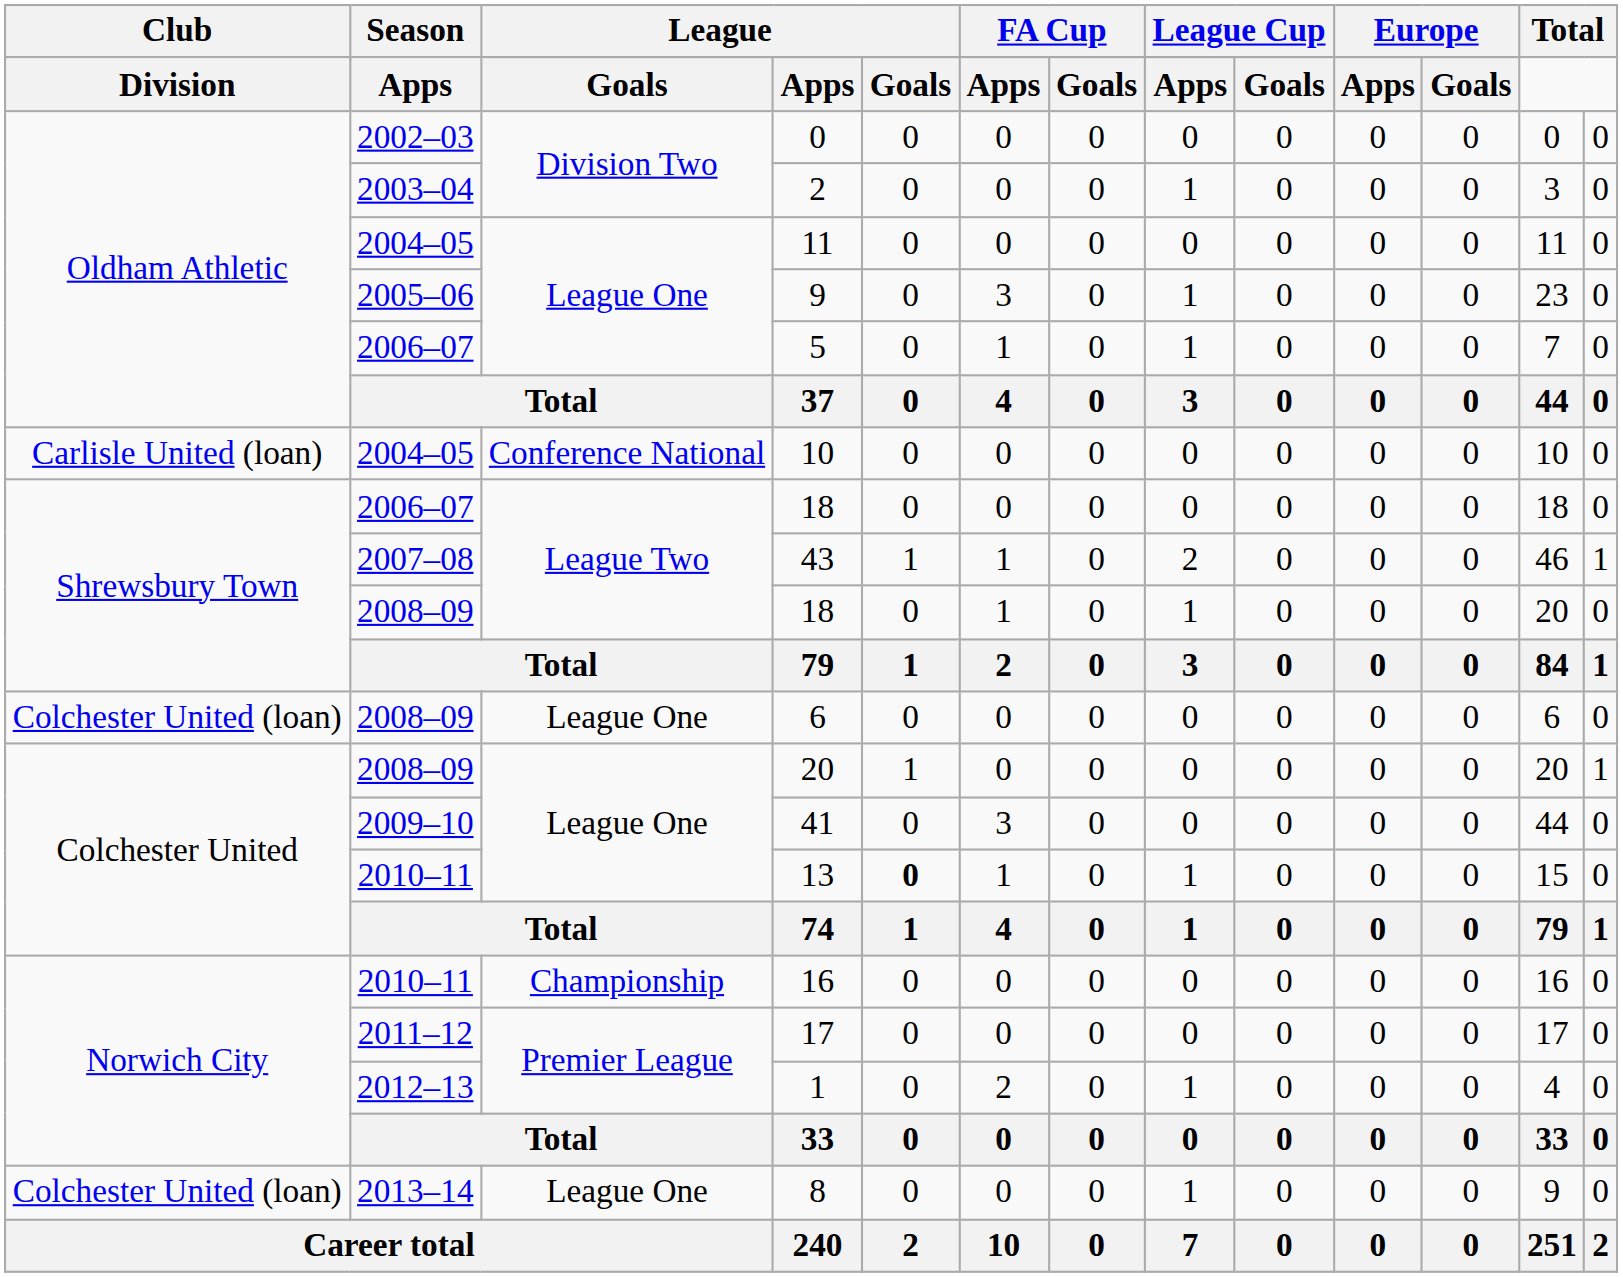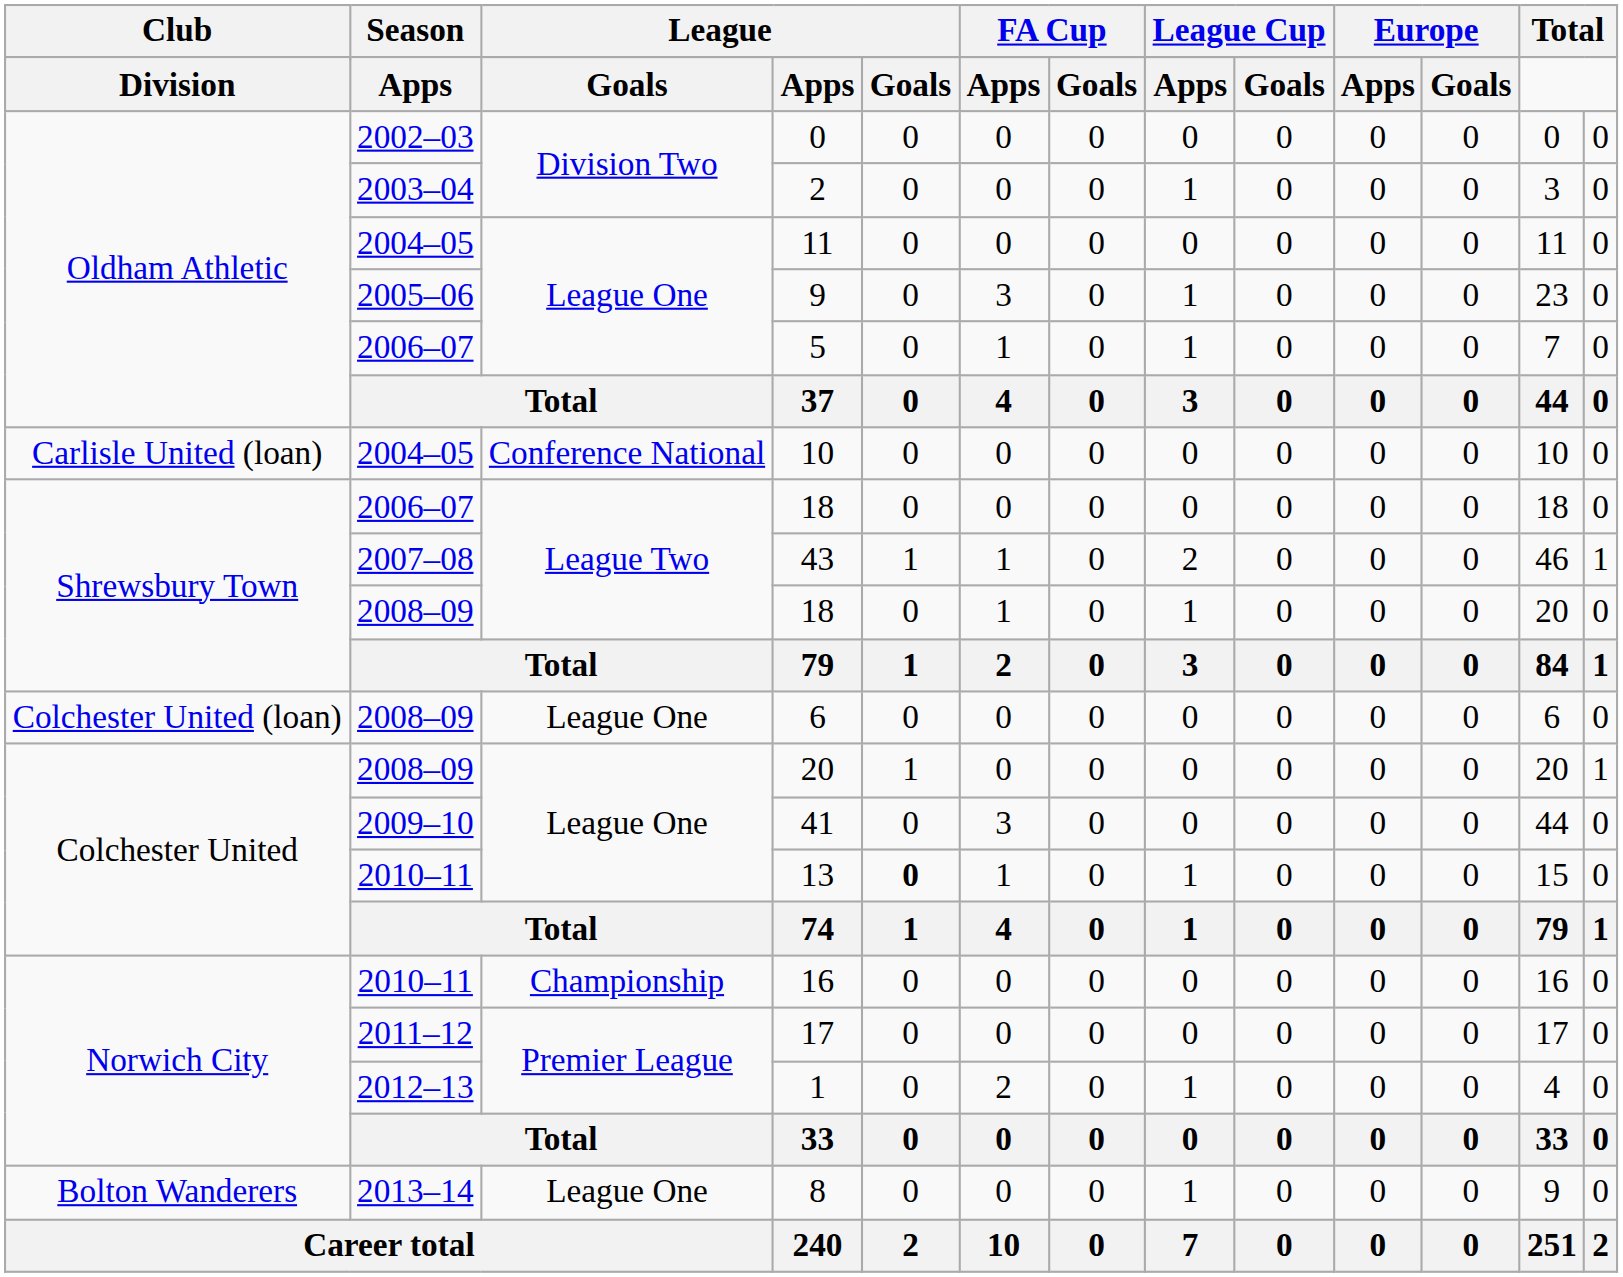(177, 1192) Colchester United (loan) -> (177, 1192) Bolton Wanderers
